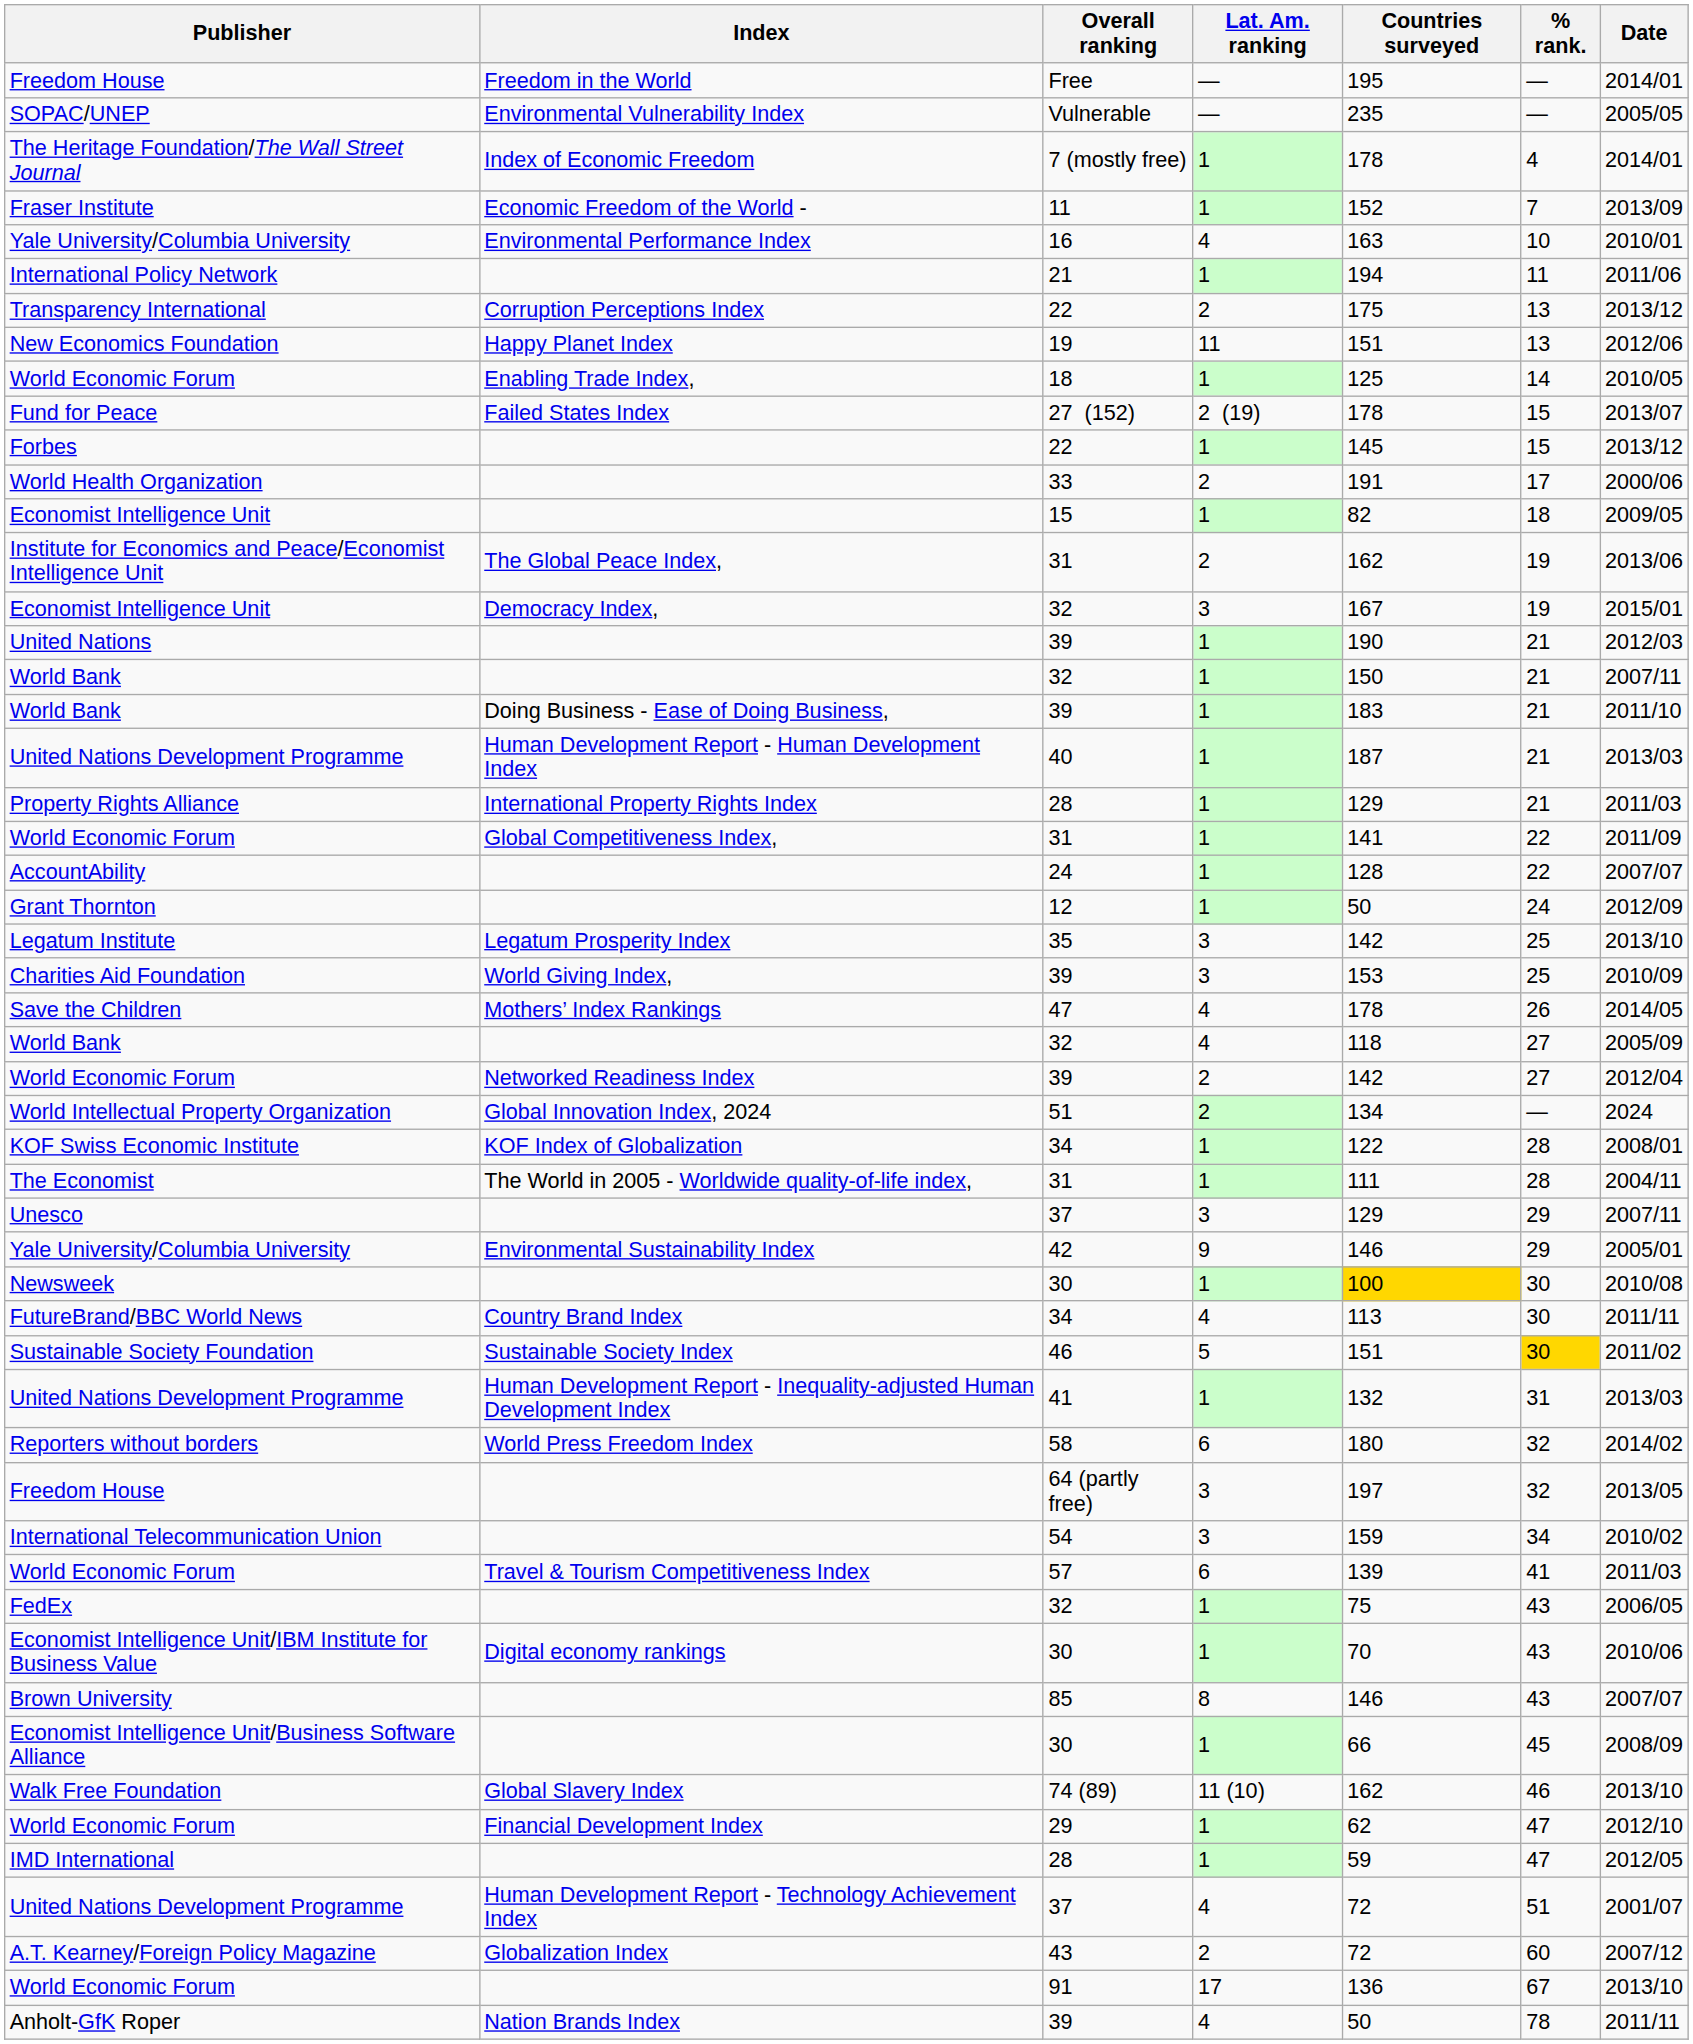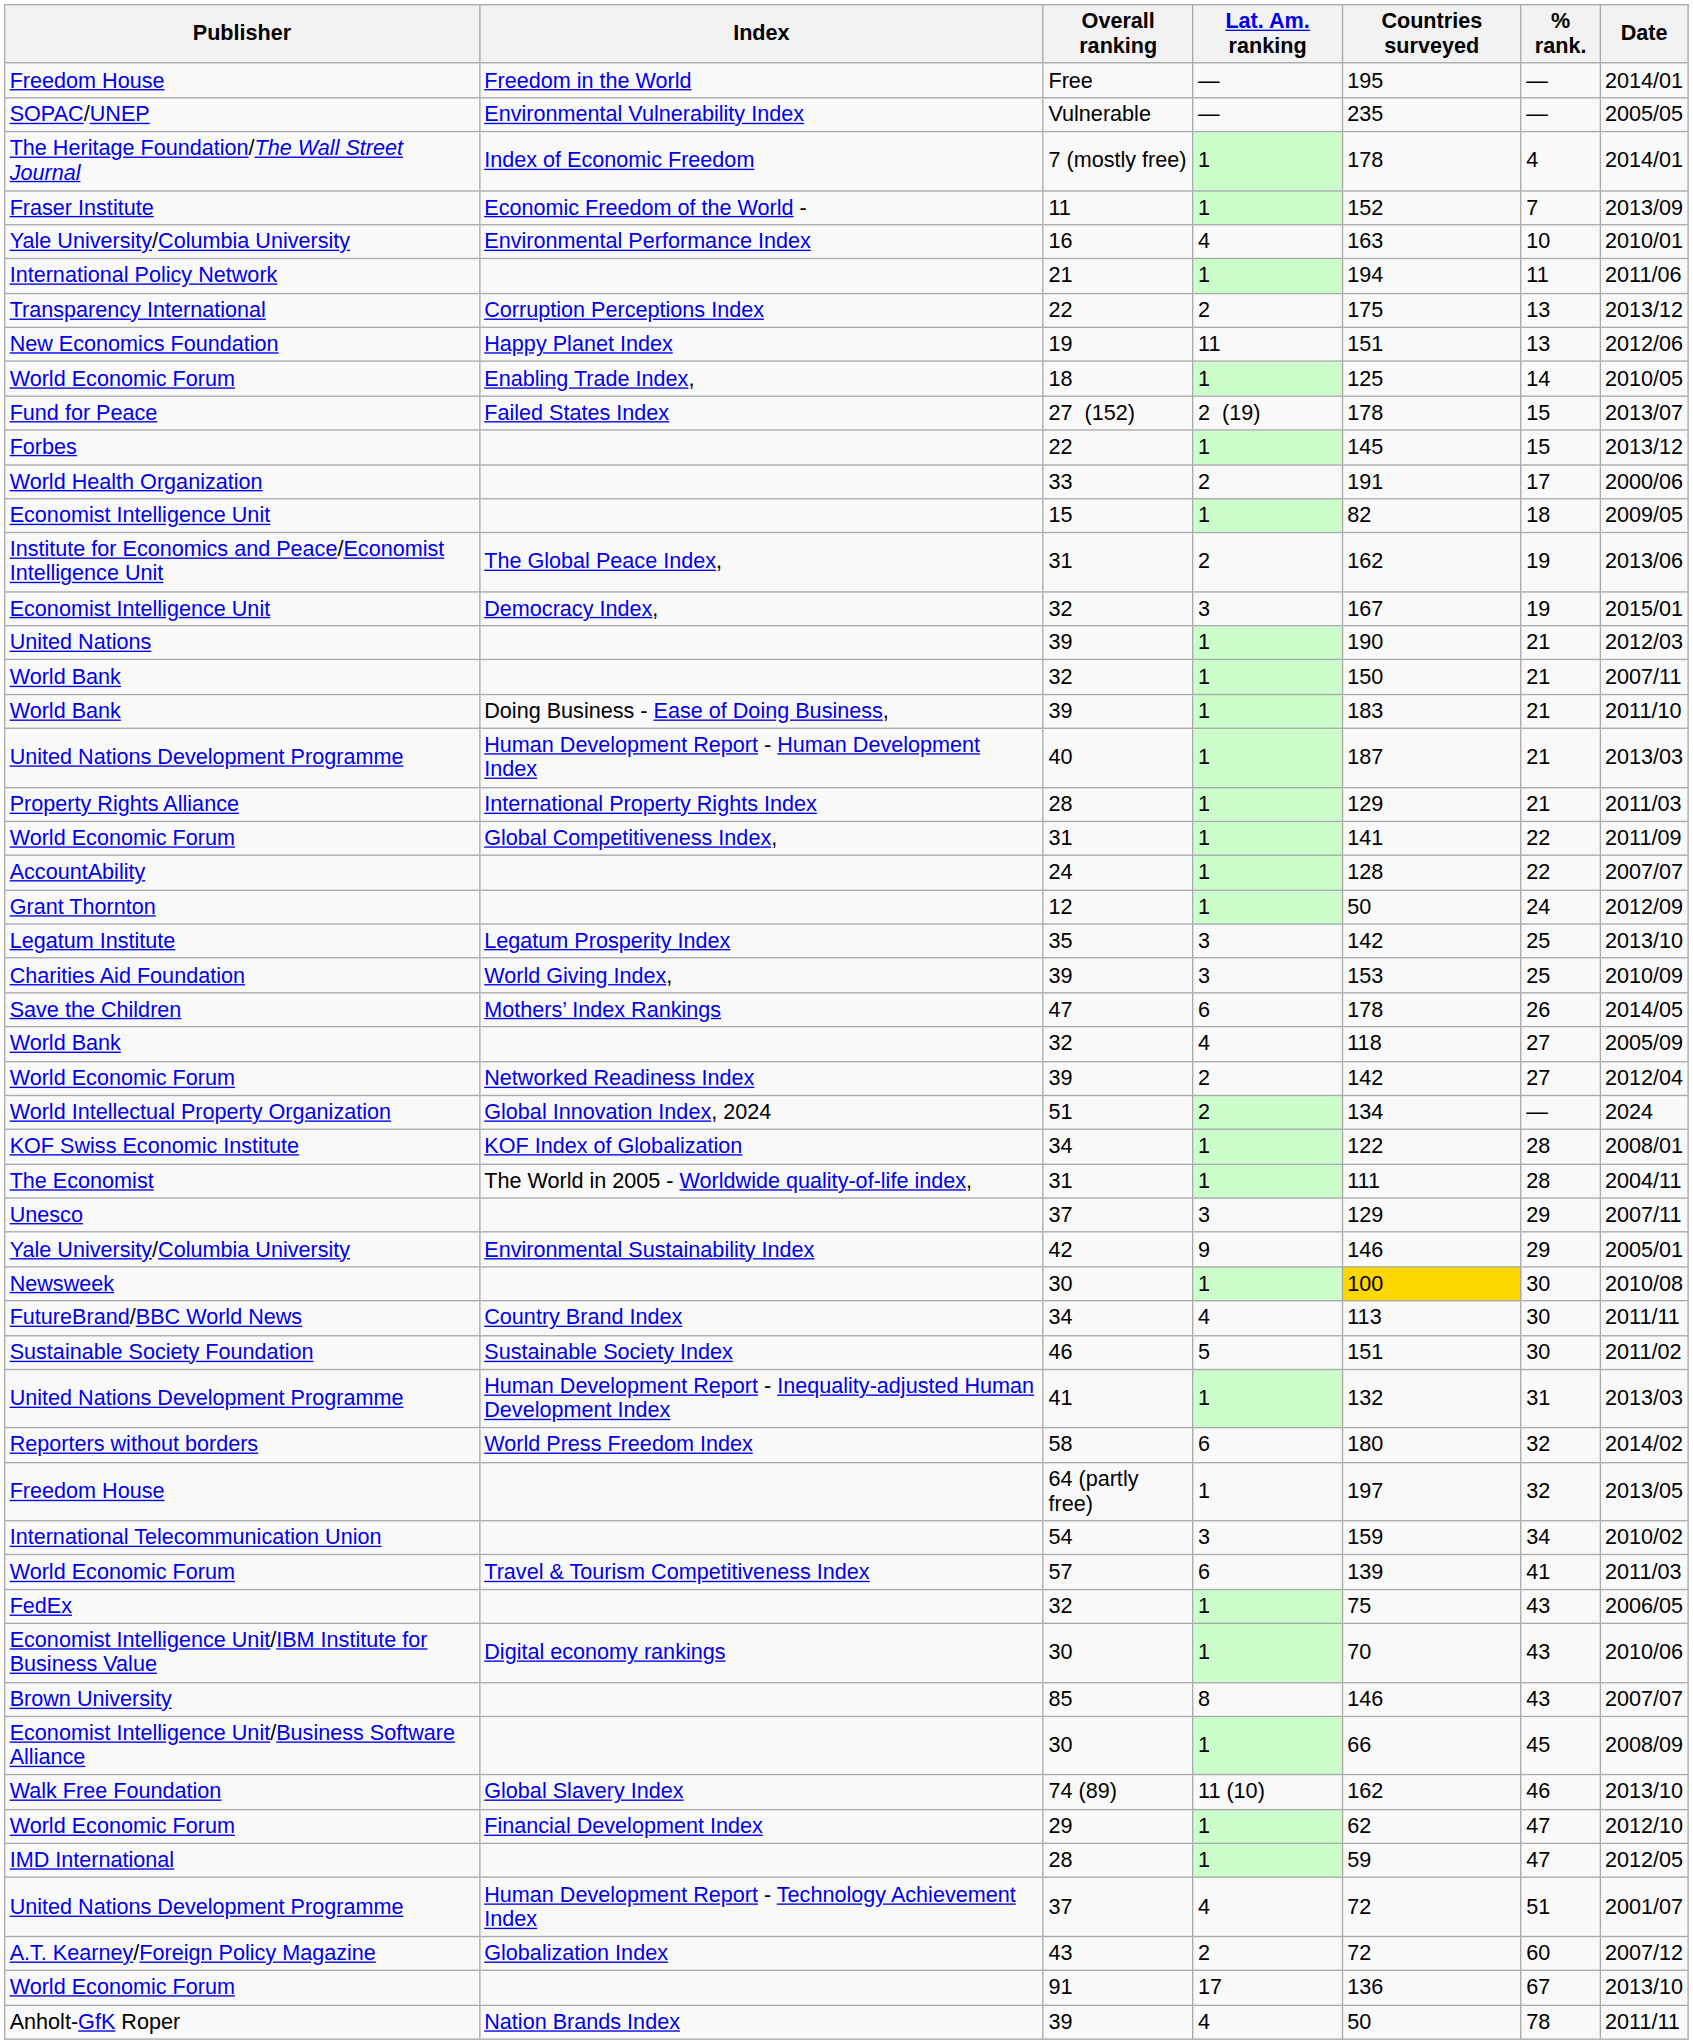(1204, 1009) 4 -> (1204, 1009) 6
(1538, 1352) gold background -> (1538, 1352) no background
(1204, 1491) 3 -> (1204, 1491) 1
